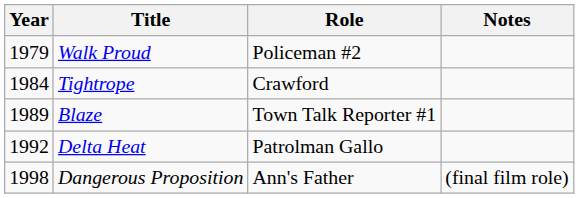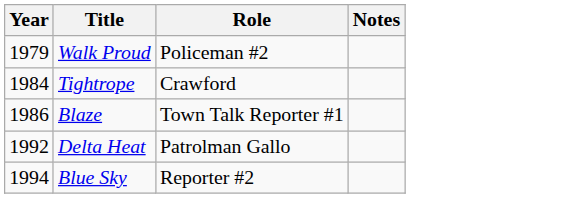(29, 114) 1989 -> (29, 114) 1986
+ row: (92, 177)
- row: (151, 177)
